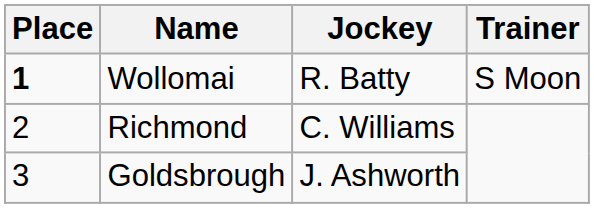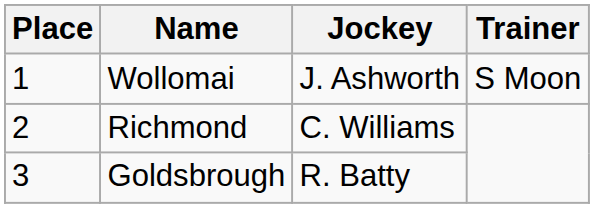(21, 78) bold -> (21, 78) normal
(355, 78) R. Batty -> (380, 78) J. Ashworth
(380, 176) J. Ashworth -> (355, 176) R. Batty
